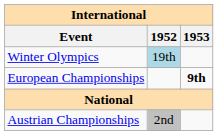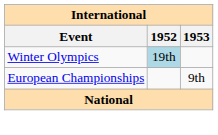(196, 78) bold -> (196, 78) normal
- row: (73, 120)
